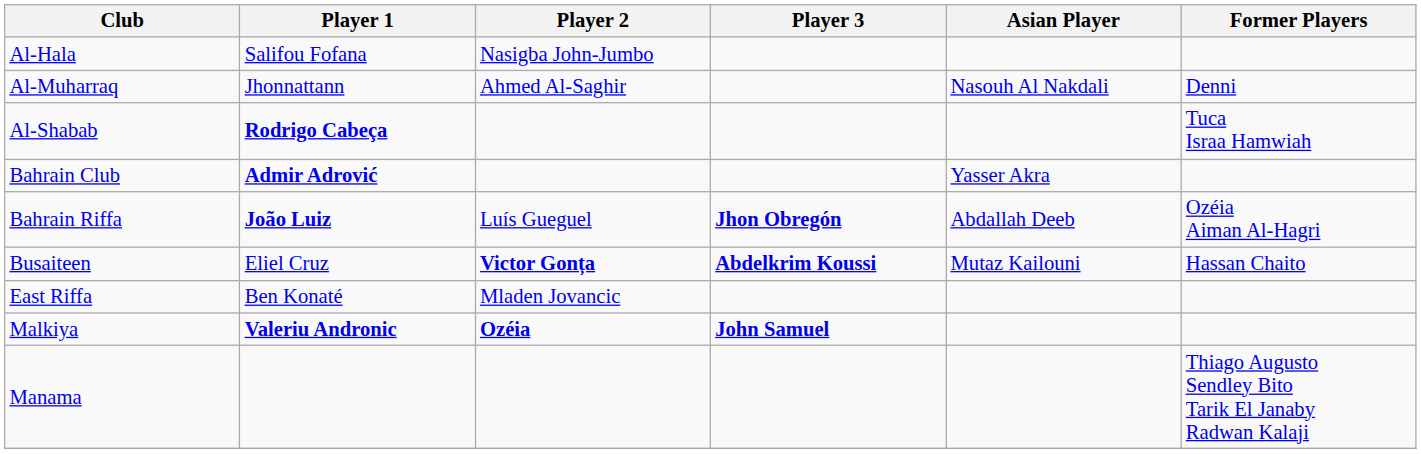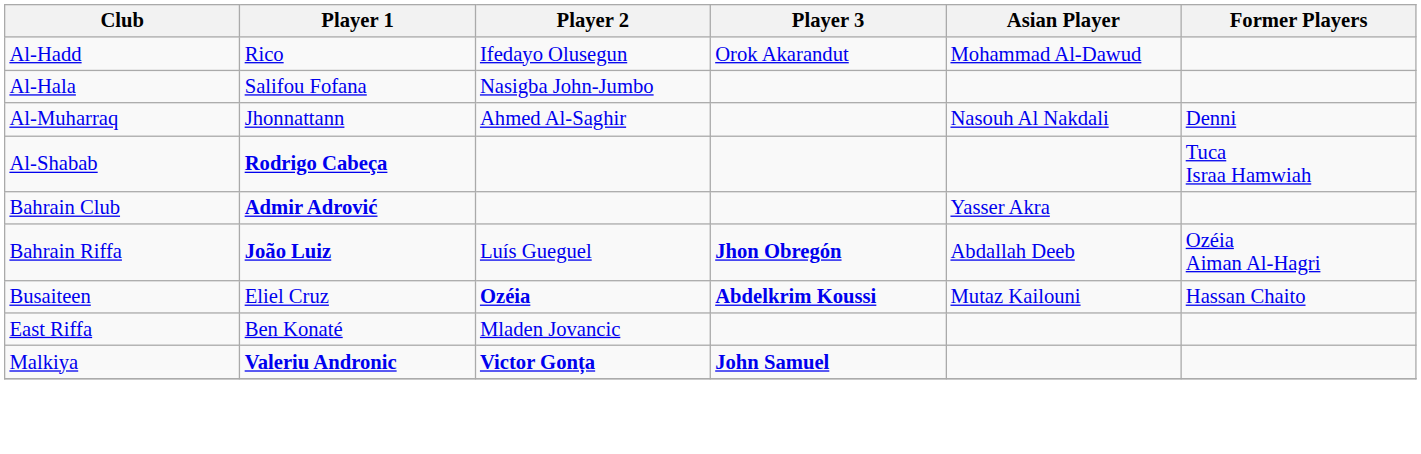+ row: (46, 53)
(538, 263) Victor Gonța -> (505, 296) Ozéia
(505, 329) Ozéia -> (538, 361) Victor Gonța
- row: (46, 396)
